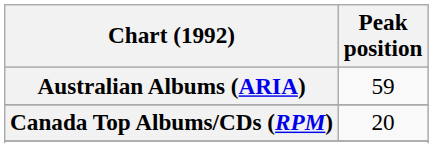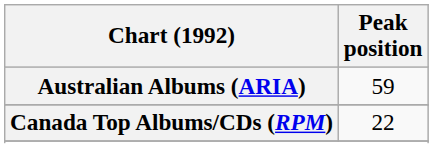(383, 122) 20 -> (383, 122) 22
